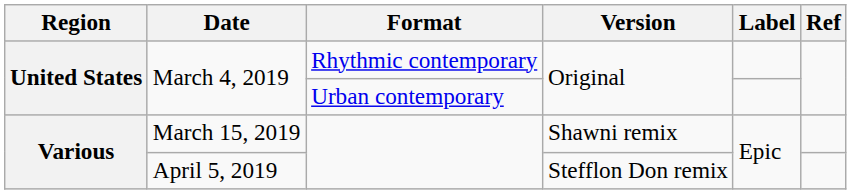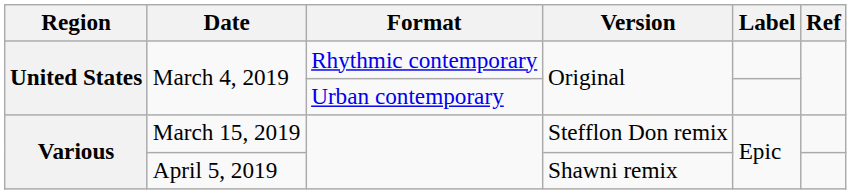(613, 133) Shawni remix -> (638, 133) Stefflon Don remix
(638, 170) Stefflon Don remix -> (613, 170) Shawni remix
